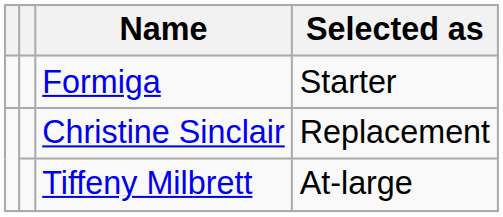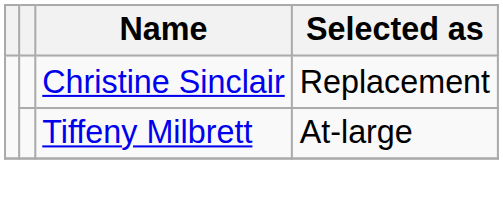- row: (102, 81)
